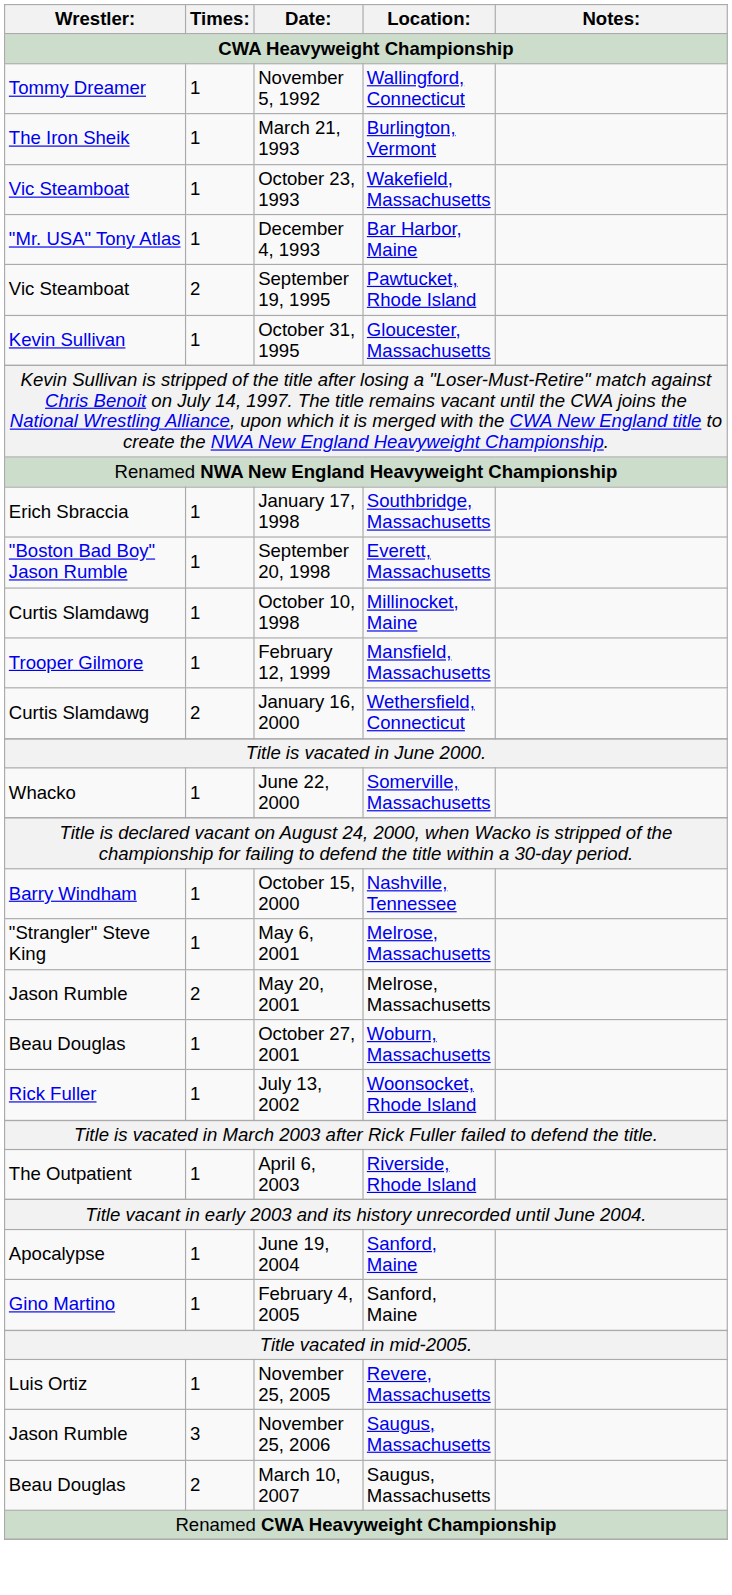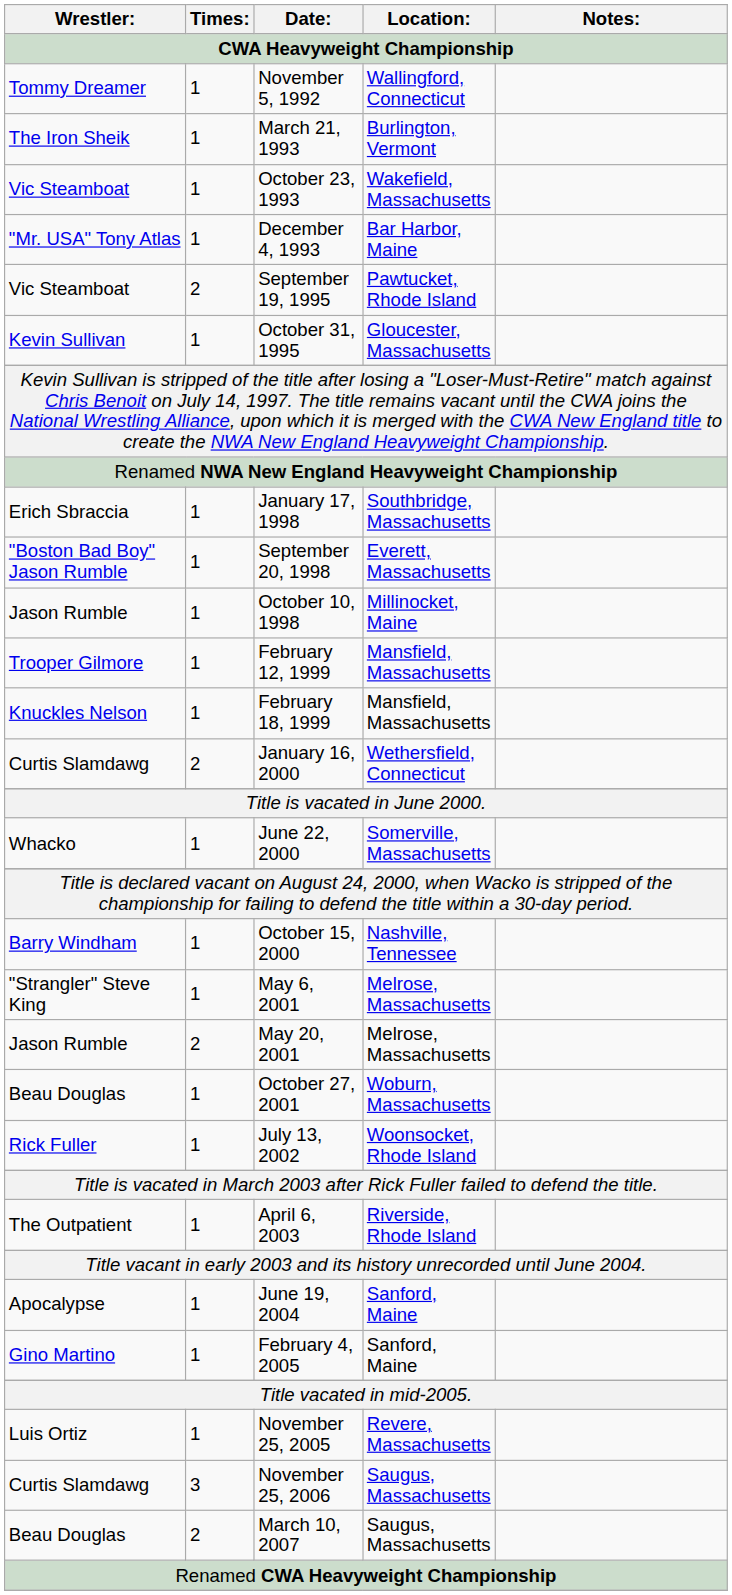(79, 612) Curtis Slamdawg -> (68, 612) Jason Rumble
+ row: (295, 713)
(68, 1434) Jason Rumble -> (79, 1485) Curtis Slamdawg
